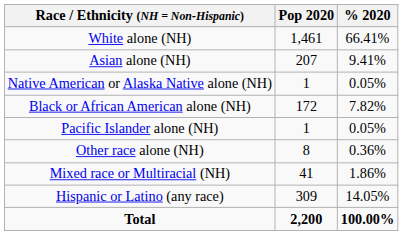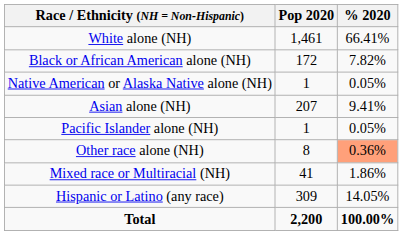rows swapped: (140, 106) <-> (140, 60)
(367, 151) no background -> (367, 151) lightsalmon background
